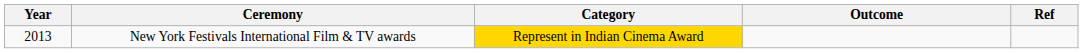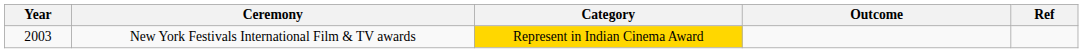(38, 36) 2013 -> (38, 36) 2003
